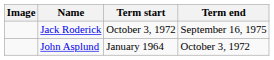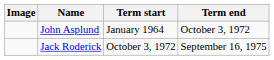rows swapped: (70, 47) <-> (71, 30)
